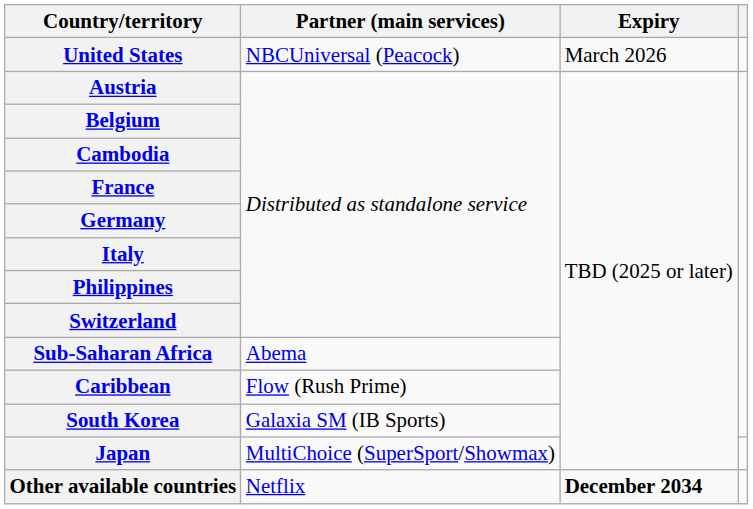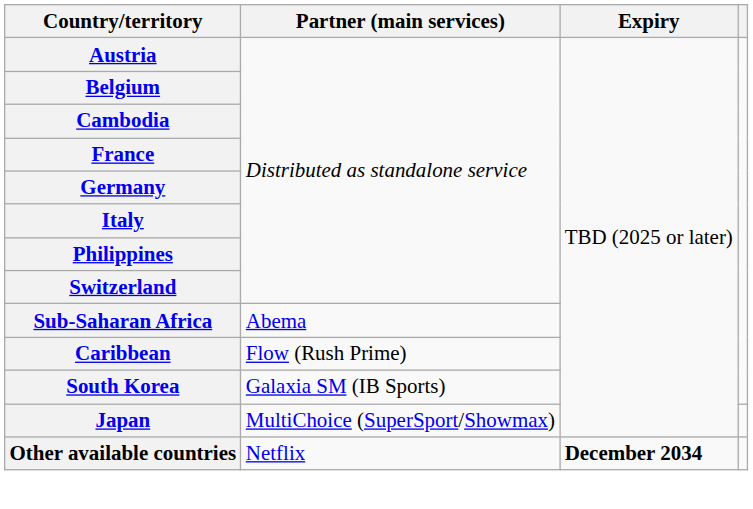- row: (123, 54)
